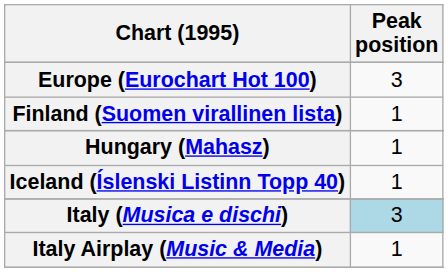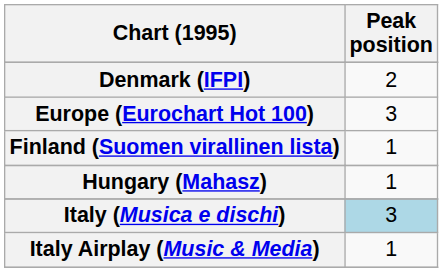+ row: (175, 79)
- row: (177, 181)
